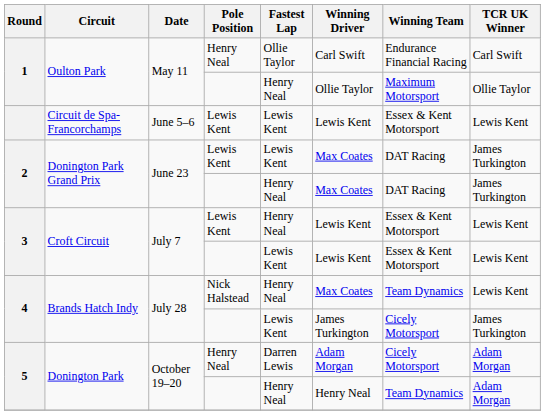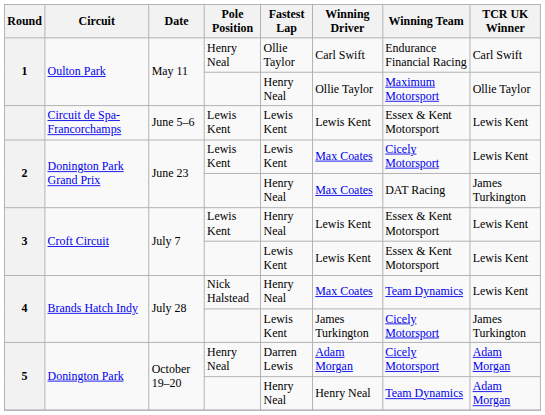(415, 156) DAT Racing -> (412, 156) Cicely Motorsport
(499, 156) James Turkington -> (500, 156) Lewis Kent
